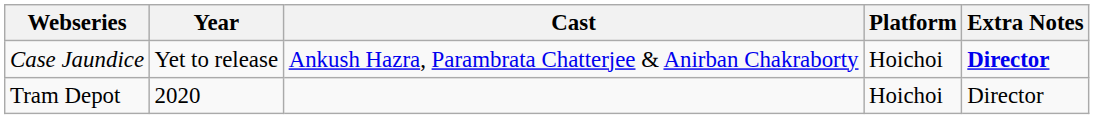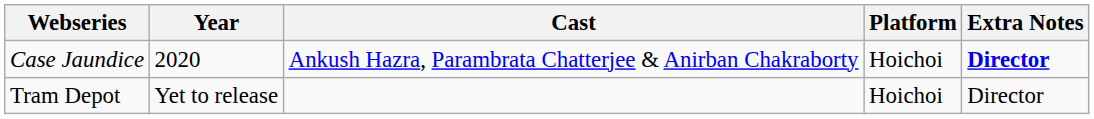(216, 58) Yet to release -> (177, 58) 2020
(177, 95) 2020 -> (216, 95) Yet to release
